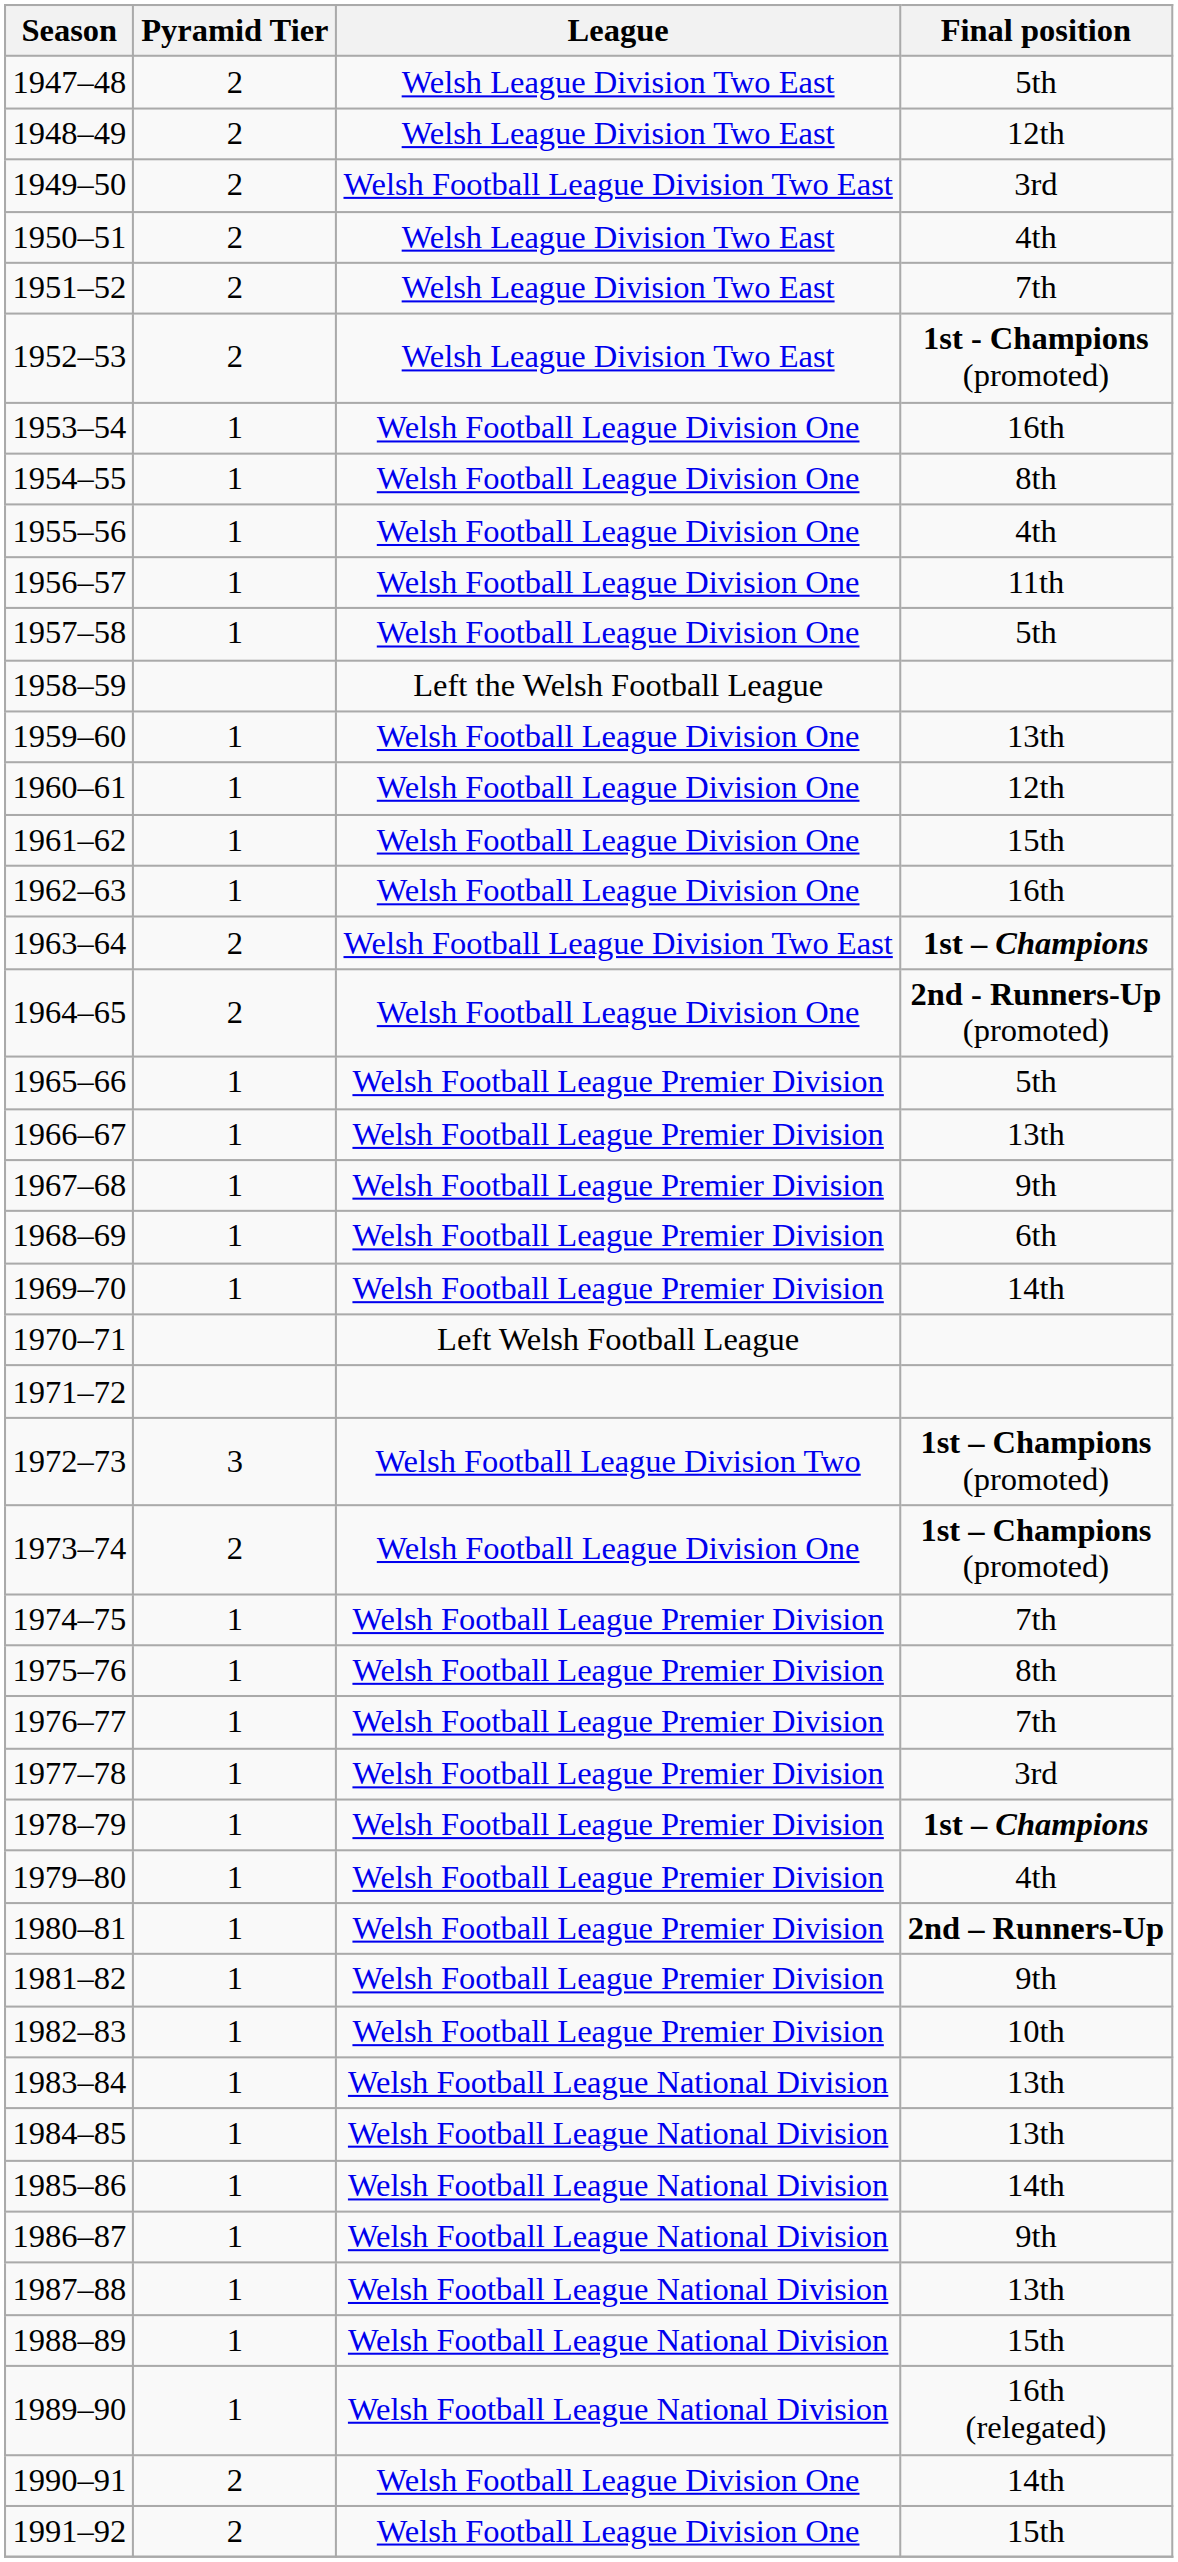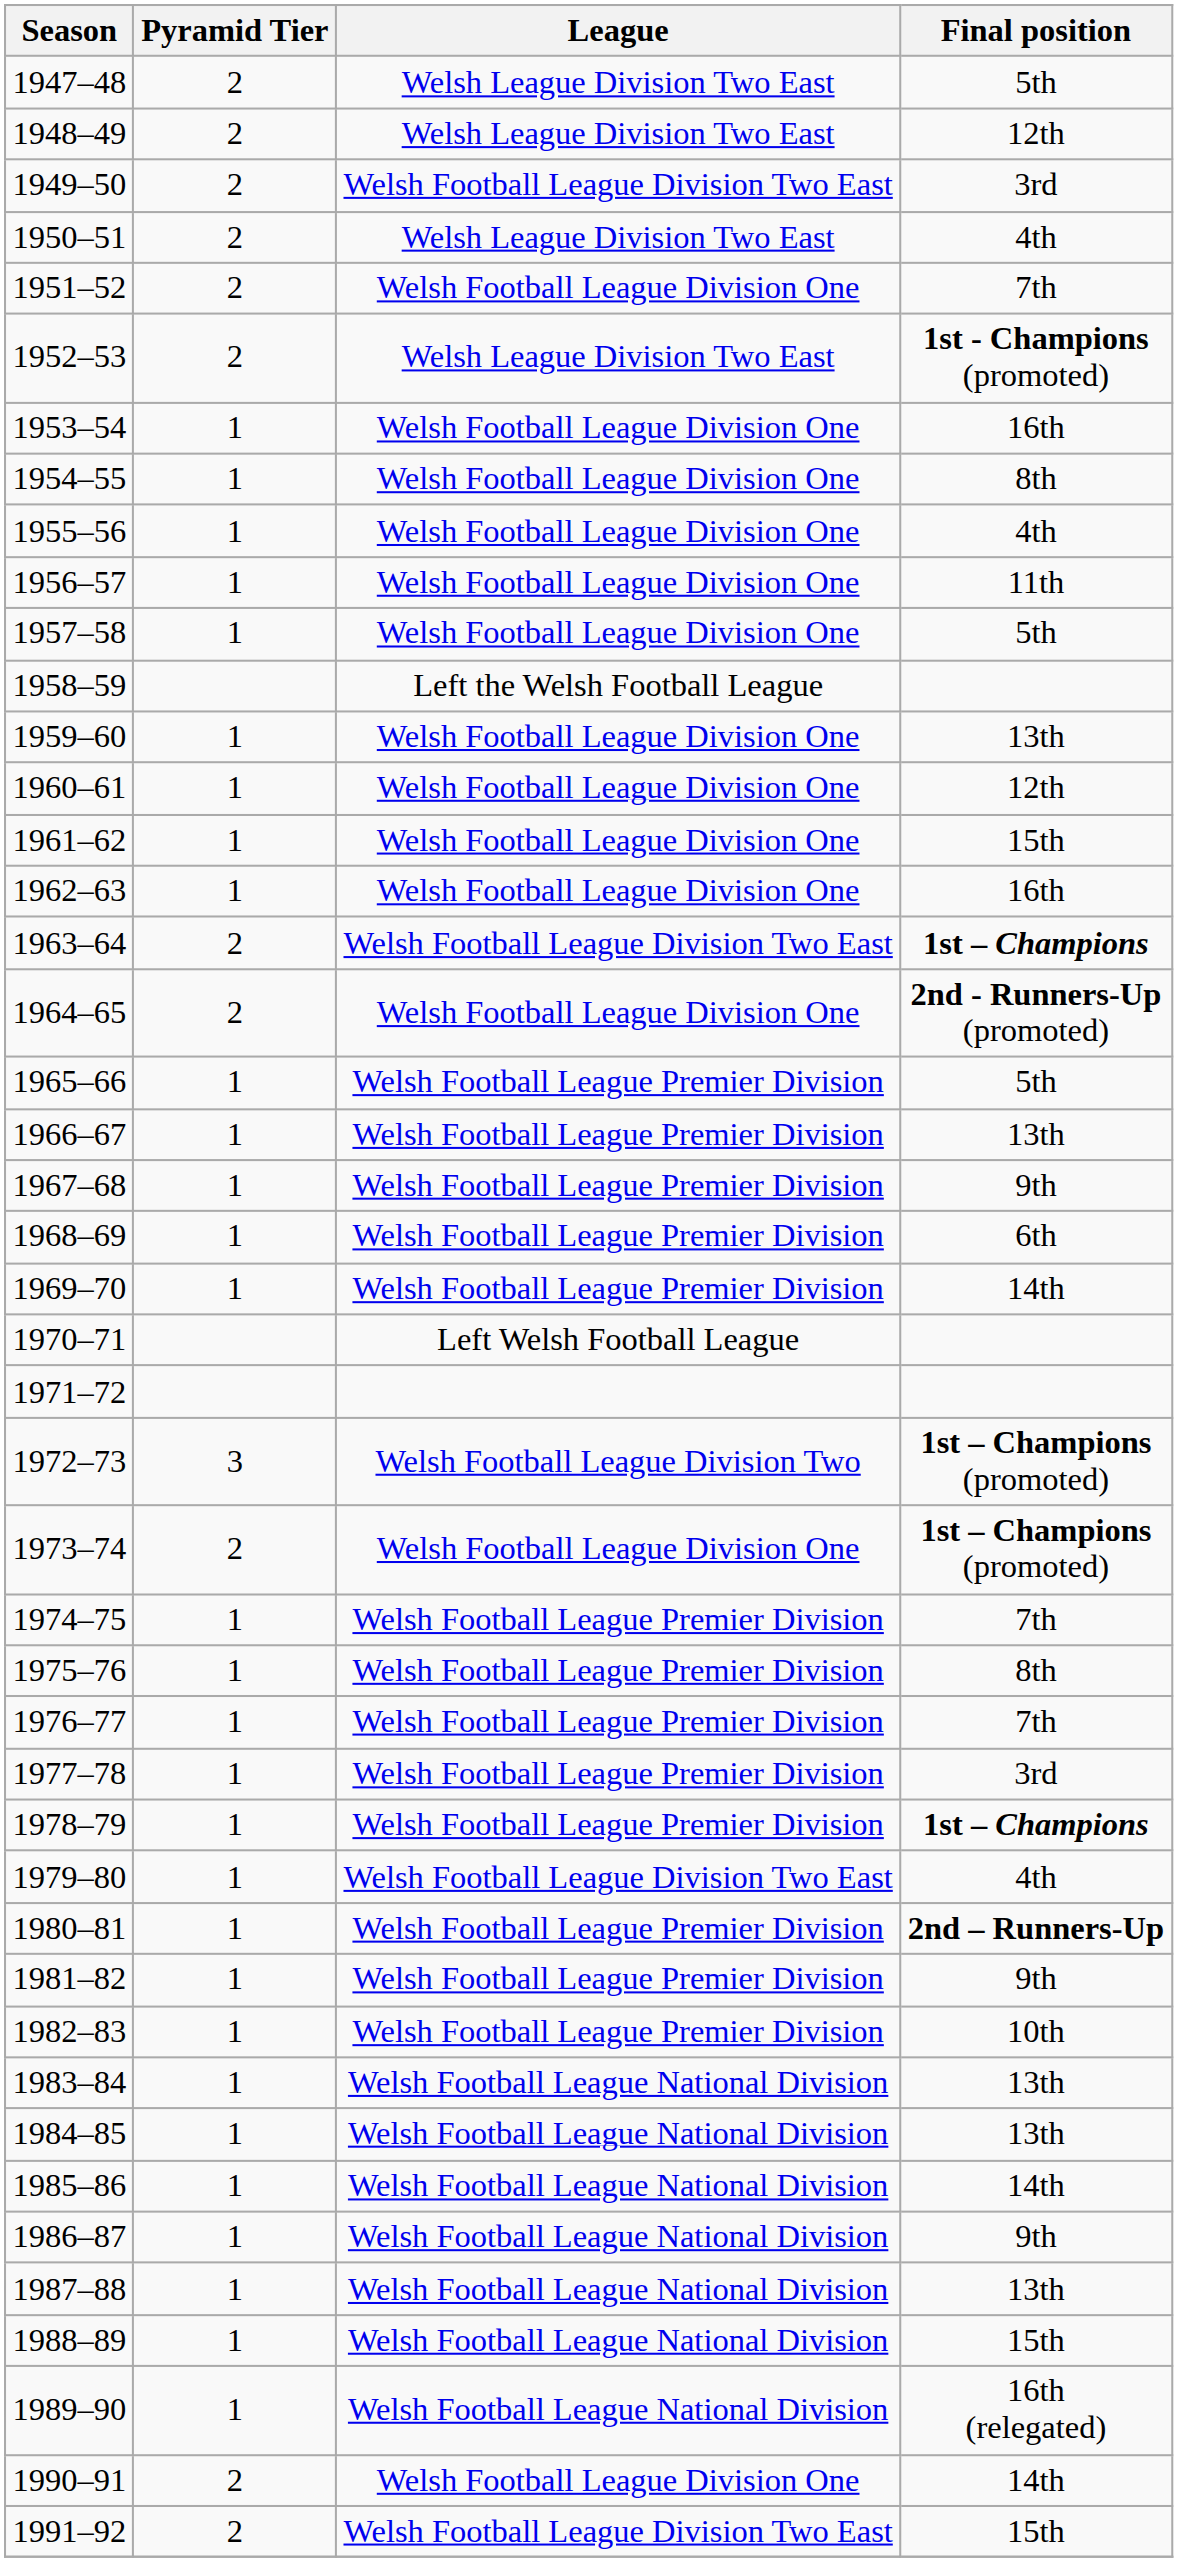(618, 287) Welsh League Division Two East -> (618, 287) Welsh Football League Division One
(618, 1876) Welsh Football League Premier Division -> (618, 1876) Welsh Football League Division Two East
(618, 2530) Welsh Football League Division One -> (618, 2530) Welsh Football League Division Two East
